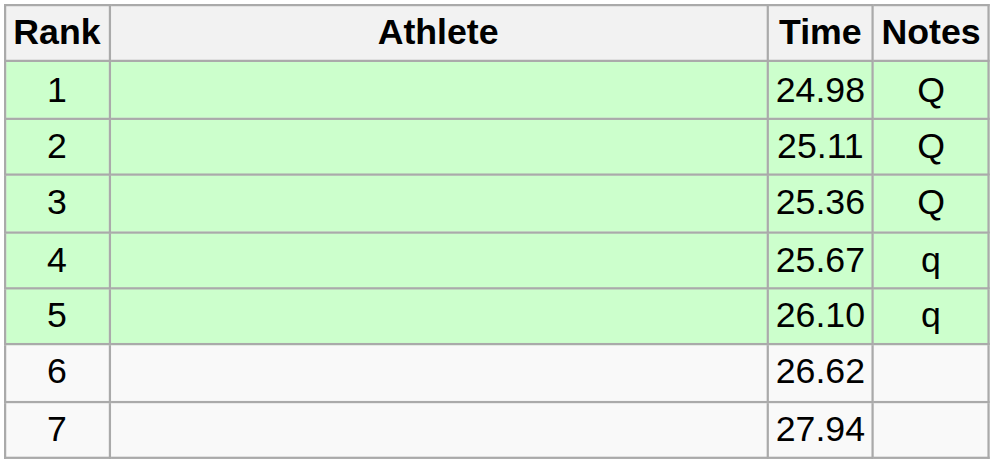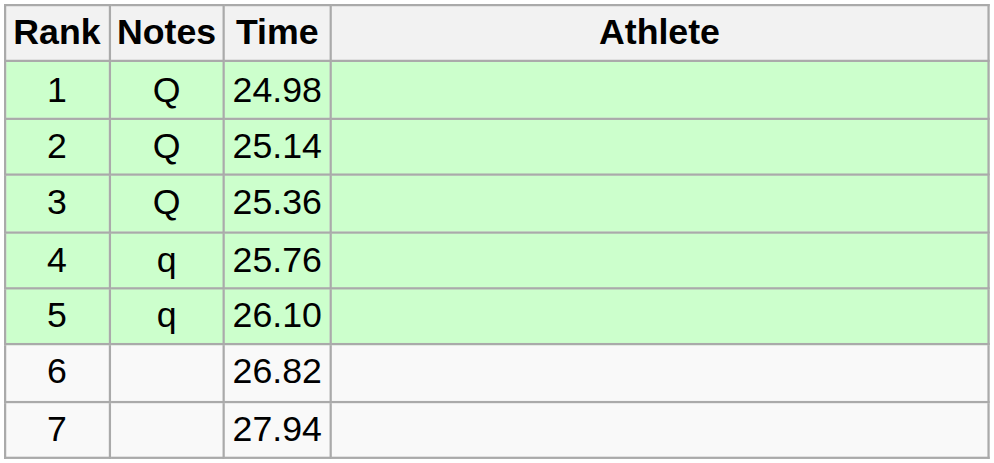columns swapped: (438, 32) <-> (931, 32)
(820, 145) 25.11 -> (277, 145) 25.14
(820, 259) 25.67 -> (277, 259) 25.76
(820, 372) 26.62 -> (277, 372) 26.82
